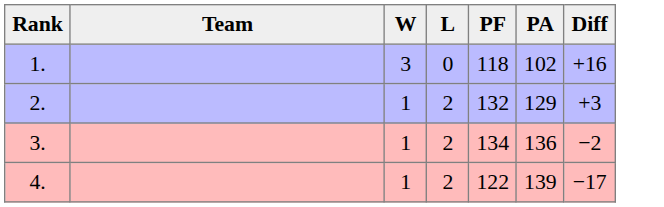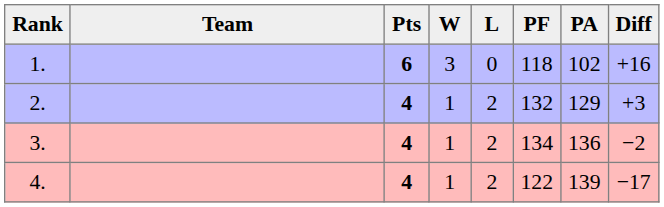+ column: (407, 24)
